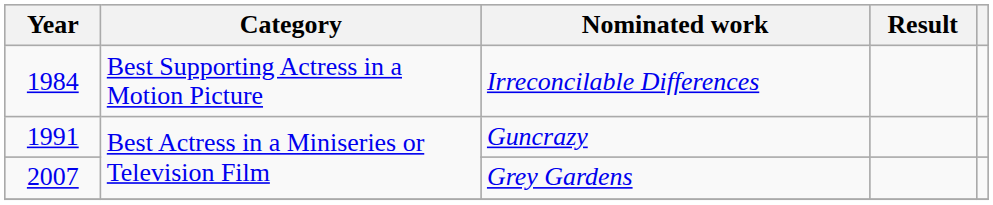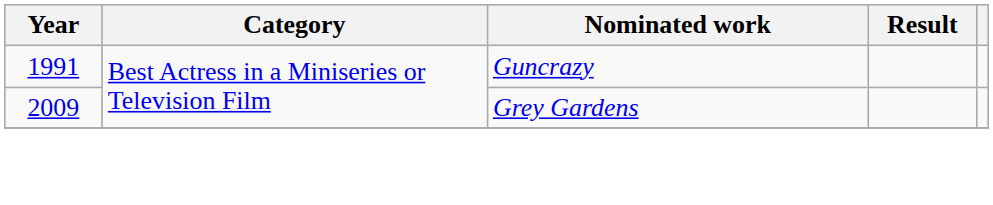- row: (623, 80)
(53, 177) 2007 -> (53, 107) 2009
